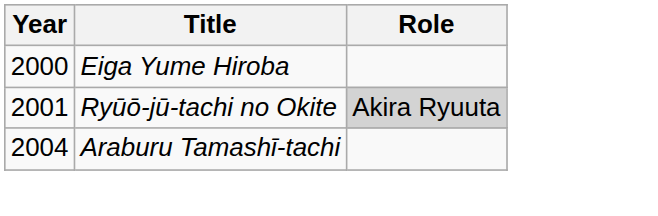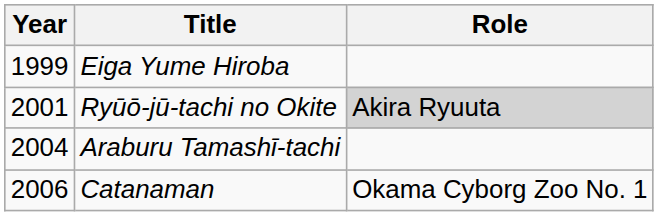(40, 66) 2000 -> (40, 66) 1999
+ row: (147, 189)
